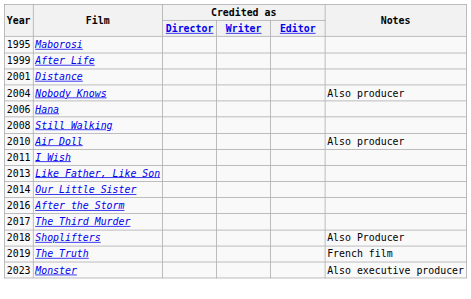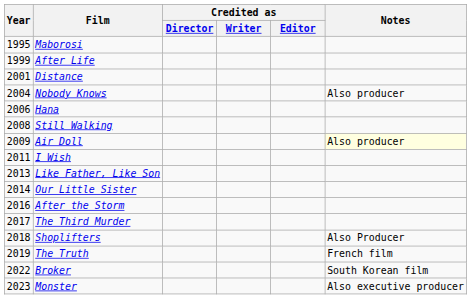(19, 141) 2010 -> (19, 141) 2009
(366, 141) no background -> (366, 141) lightyellow background
+ row: (53, 270)
